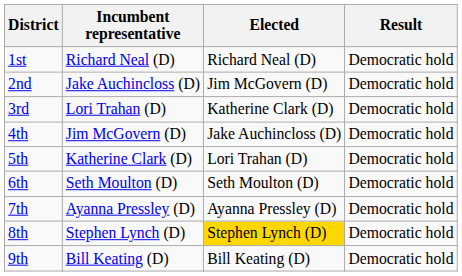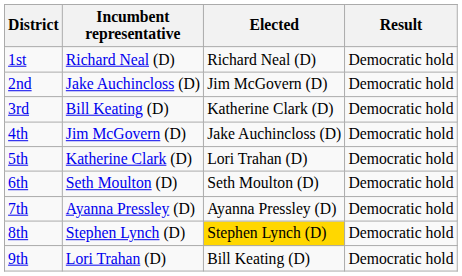(116, 109) Lori Trahan (D) -> (117, 109) Bill Keating (D)
(117, 258) Bill Keating (D) -> (116, 258) Lori Trahan (D)
